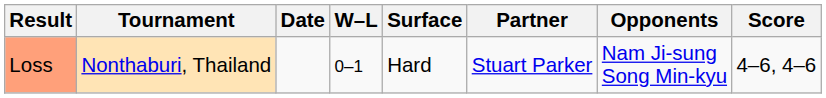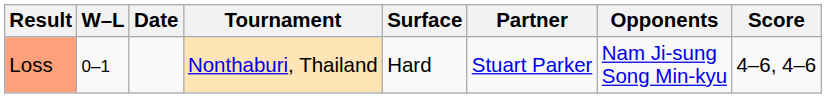columns swapped: (356, 20) <-> (176, 20)
